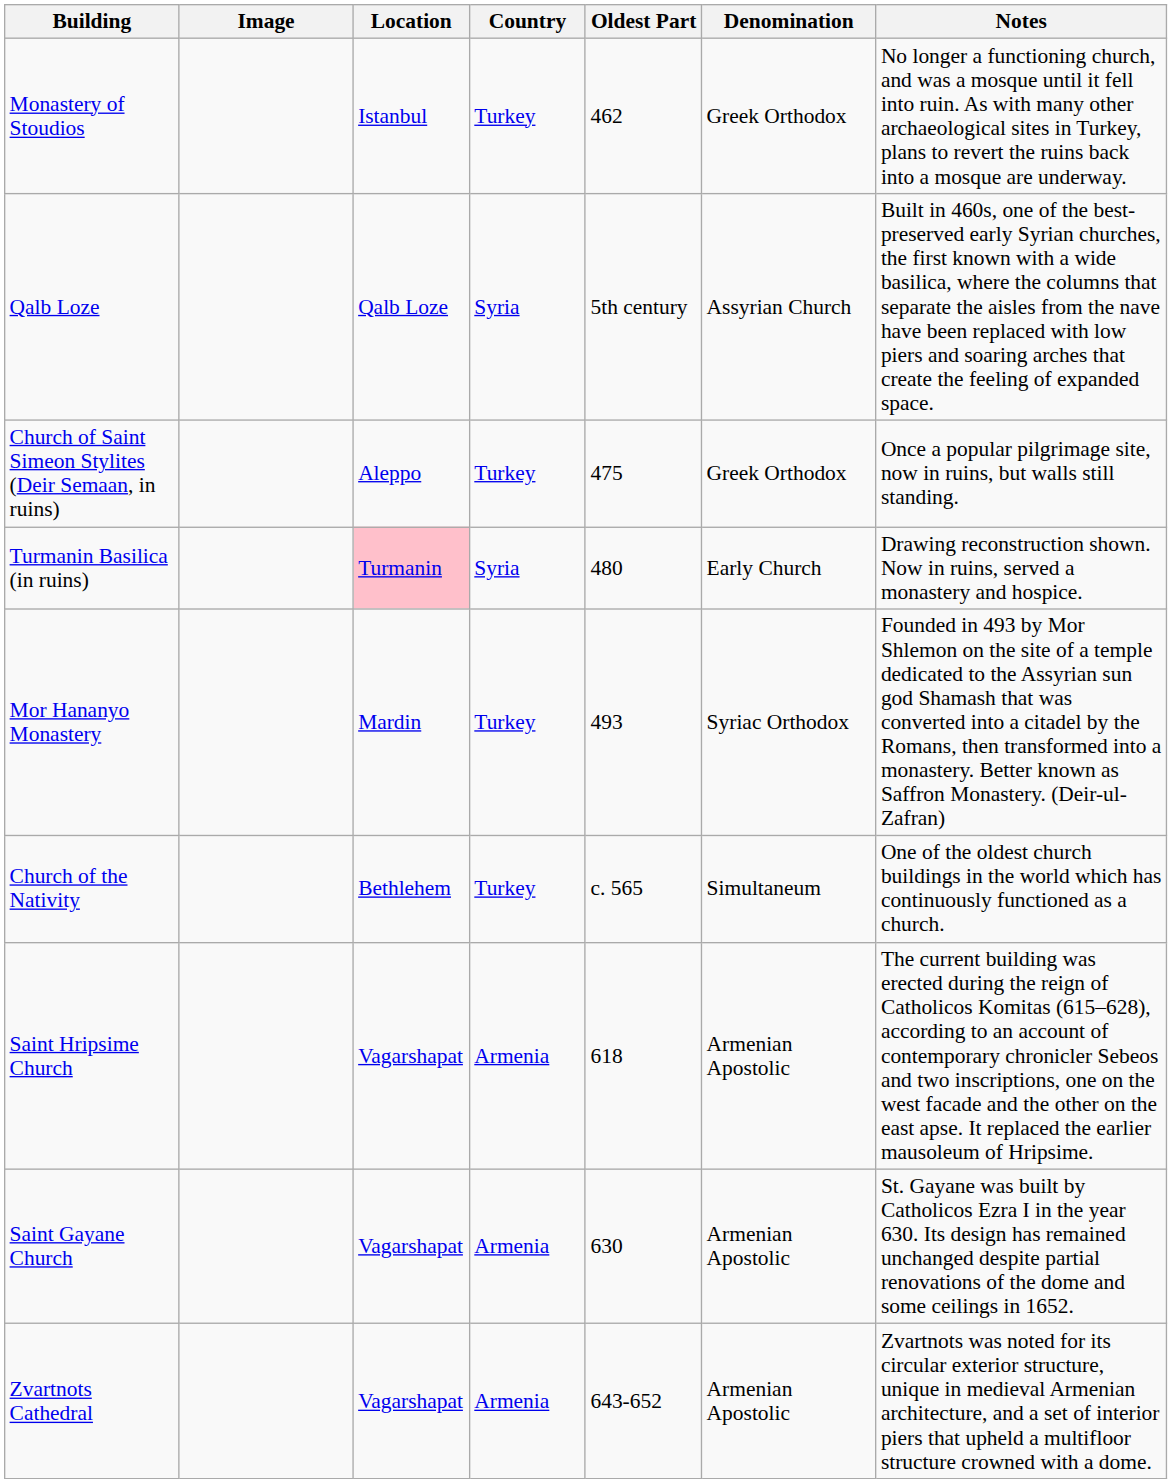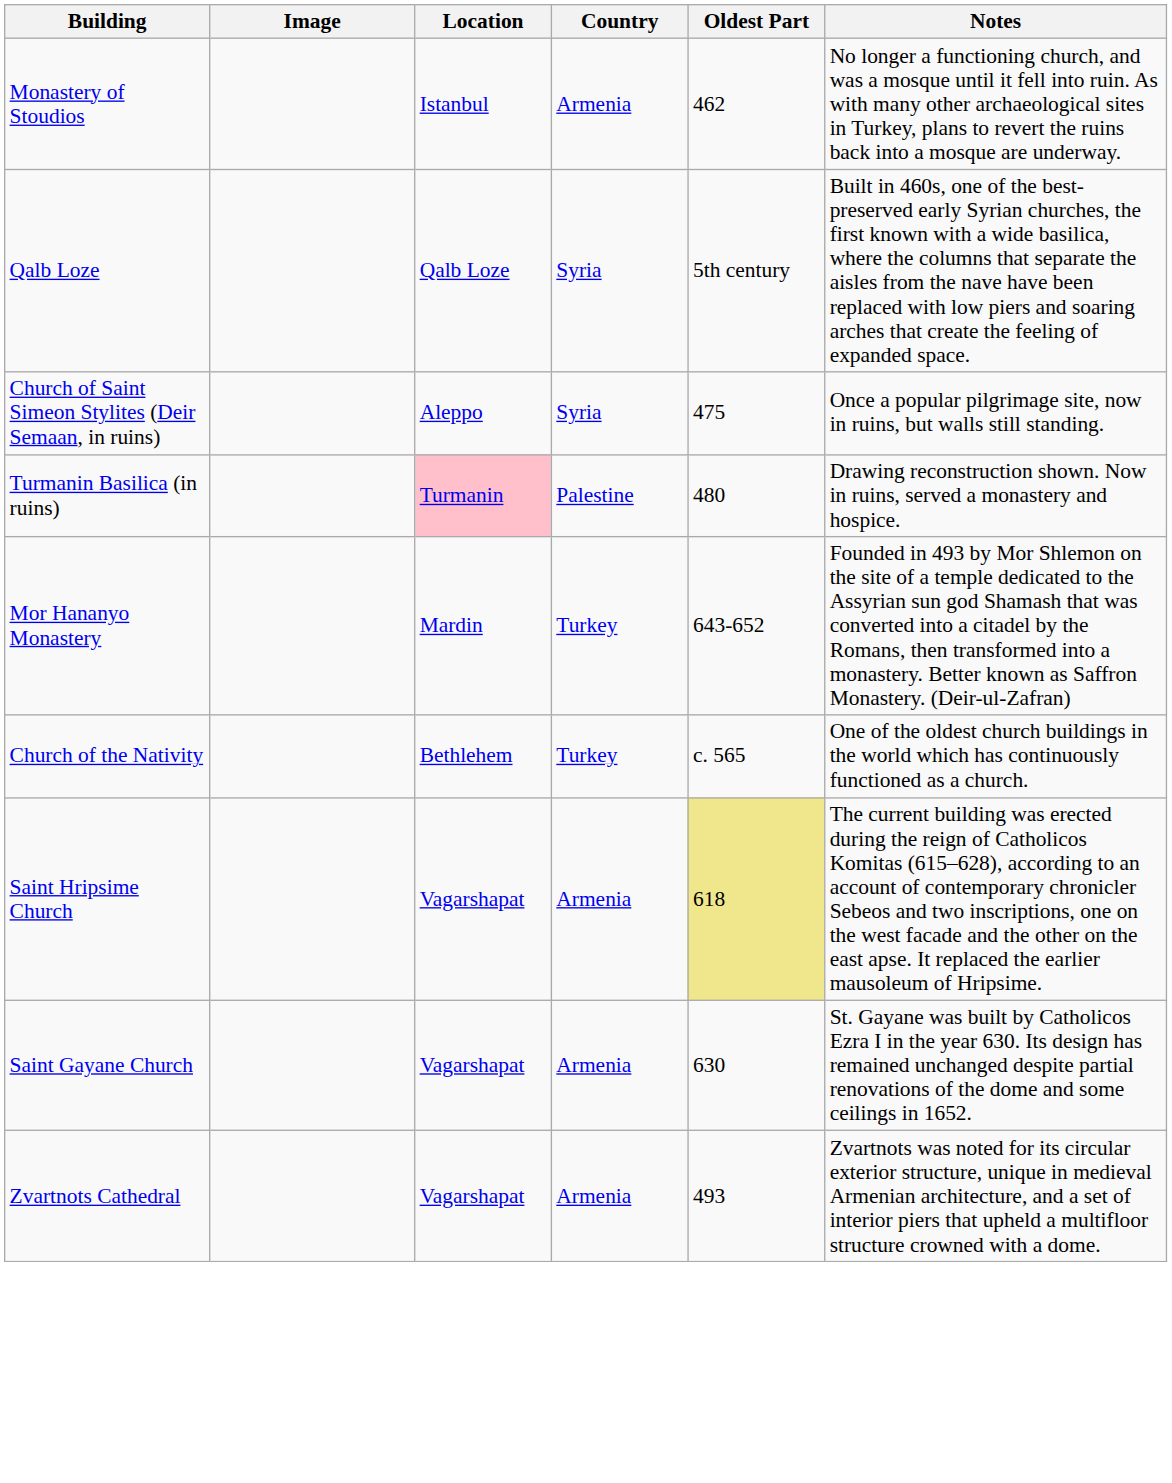- column: (789, 21)
(505, 115) Turkey -> (594, 103) Armenia
(505, 473) Turkey -> (579, 412) Syria
(497, 567) Syria -> (595, 495) Palestine
(607, 722) 493 -> (729, 625) 643-652
(607, 1055) no background -> (709, 898) khaki background
(626, 1400) 643-652 -> (709, 1195) 493
